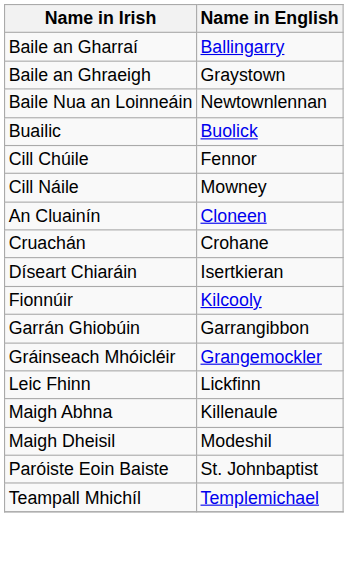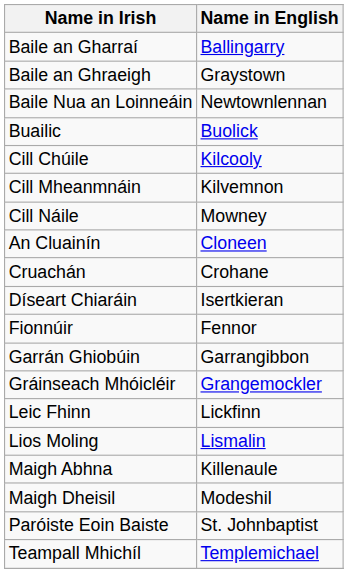(229, 159) Fennor -> (231, 159) Kilcooly
+ row: (75, 187)
(231, 300) Kilcooly -> (229, 328) Fennor
+ row: (54, 441)
